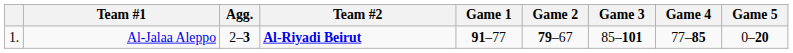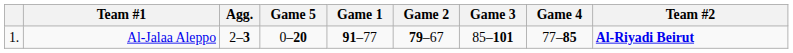columns swapped: (358, 15) <-> (755, 15)
